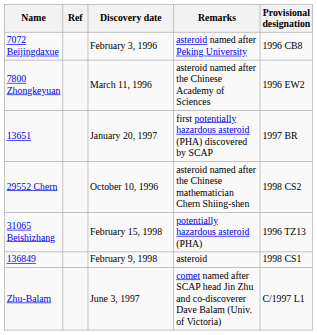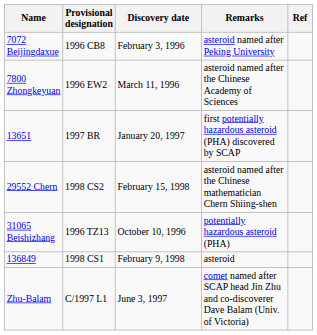columns swapped: (286, 18) <-> (75, 18)
(124, 187) October 10, 1996 -> (153, 187) February 15, 1998
(126, 232) February 15, 1998 -> (152, 232) October 10, 1996
